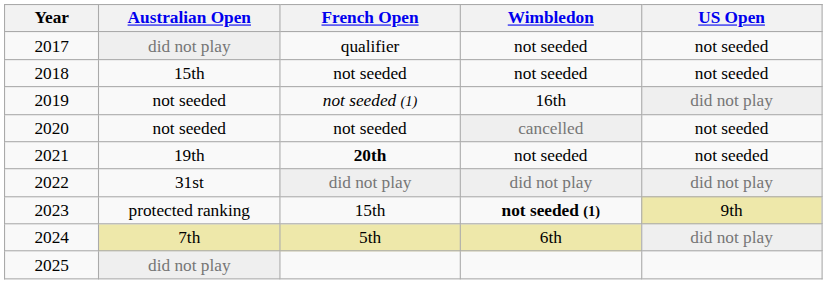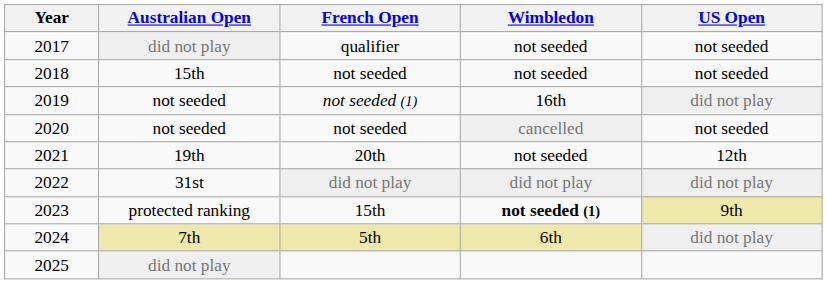(370, 155) bold -> (370, 155) normal
(732, 155) not seeded -> (732, 155) 12th
